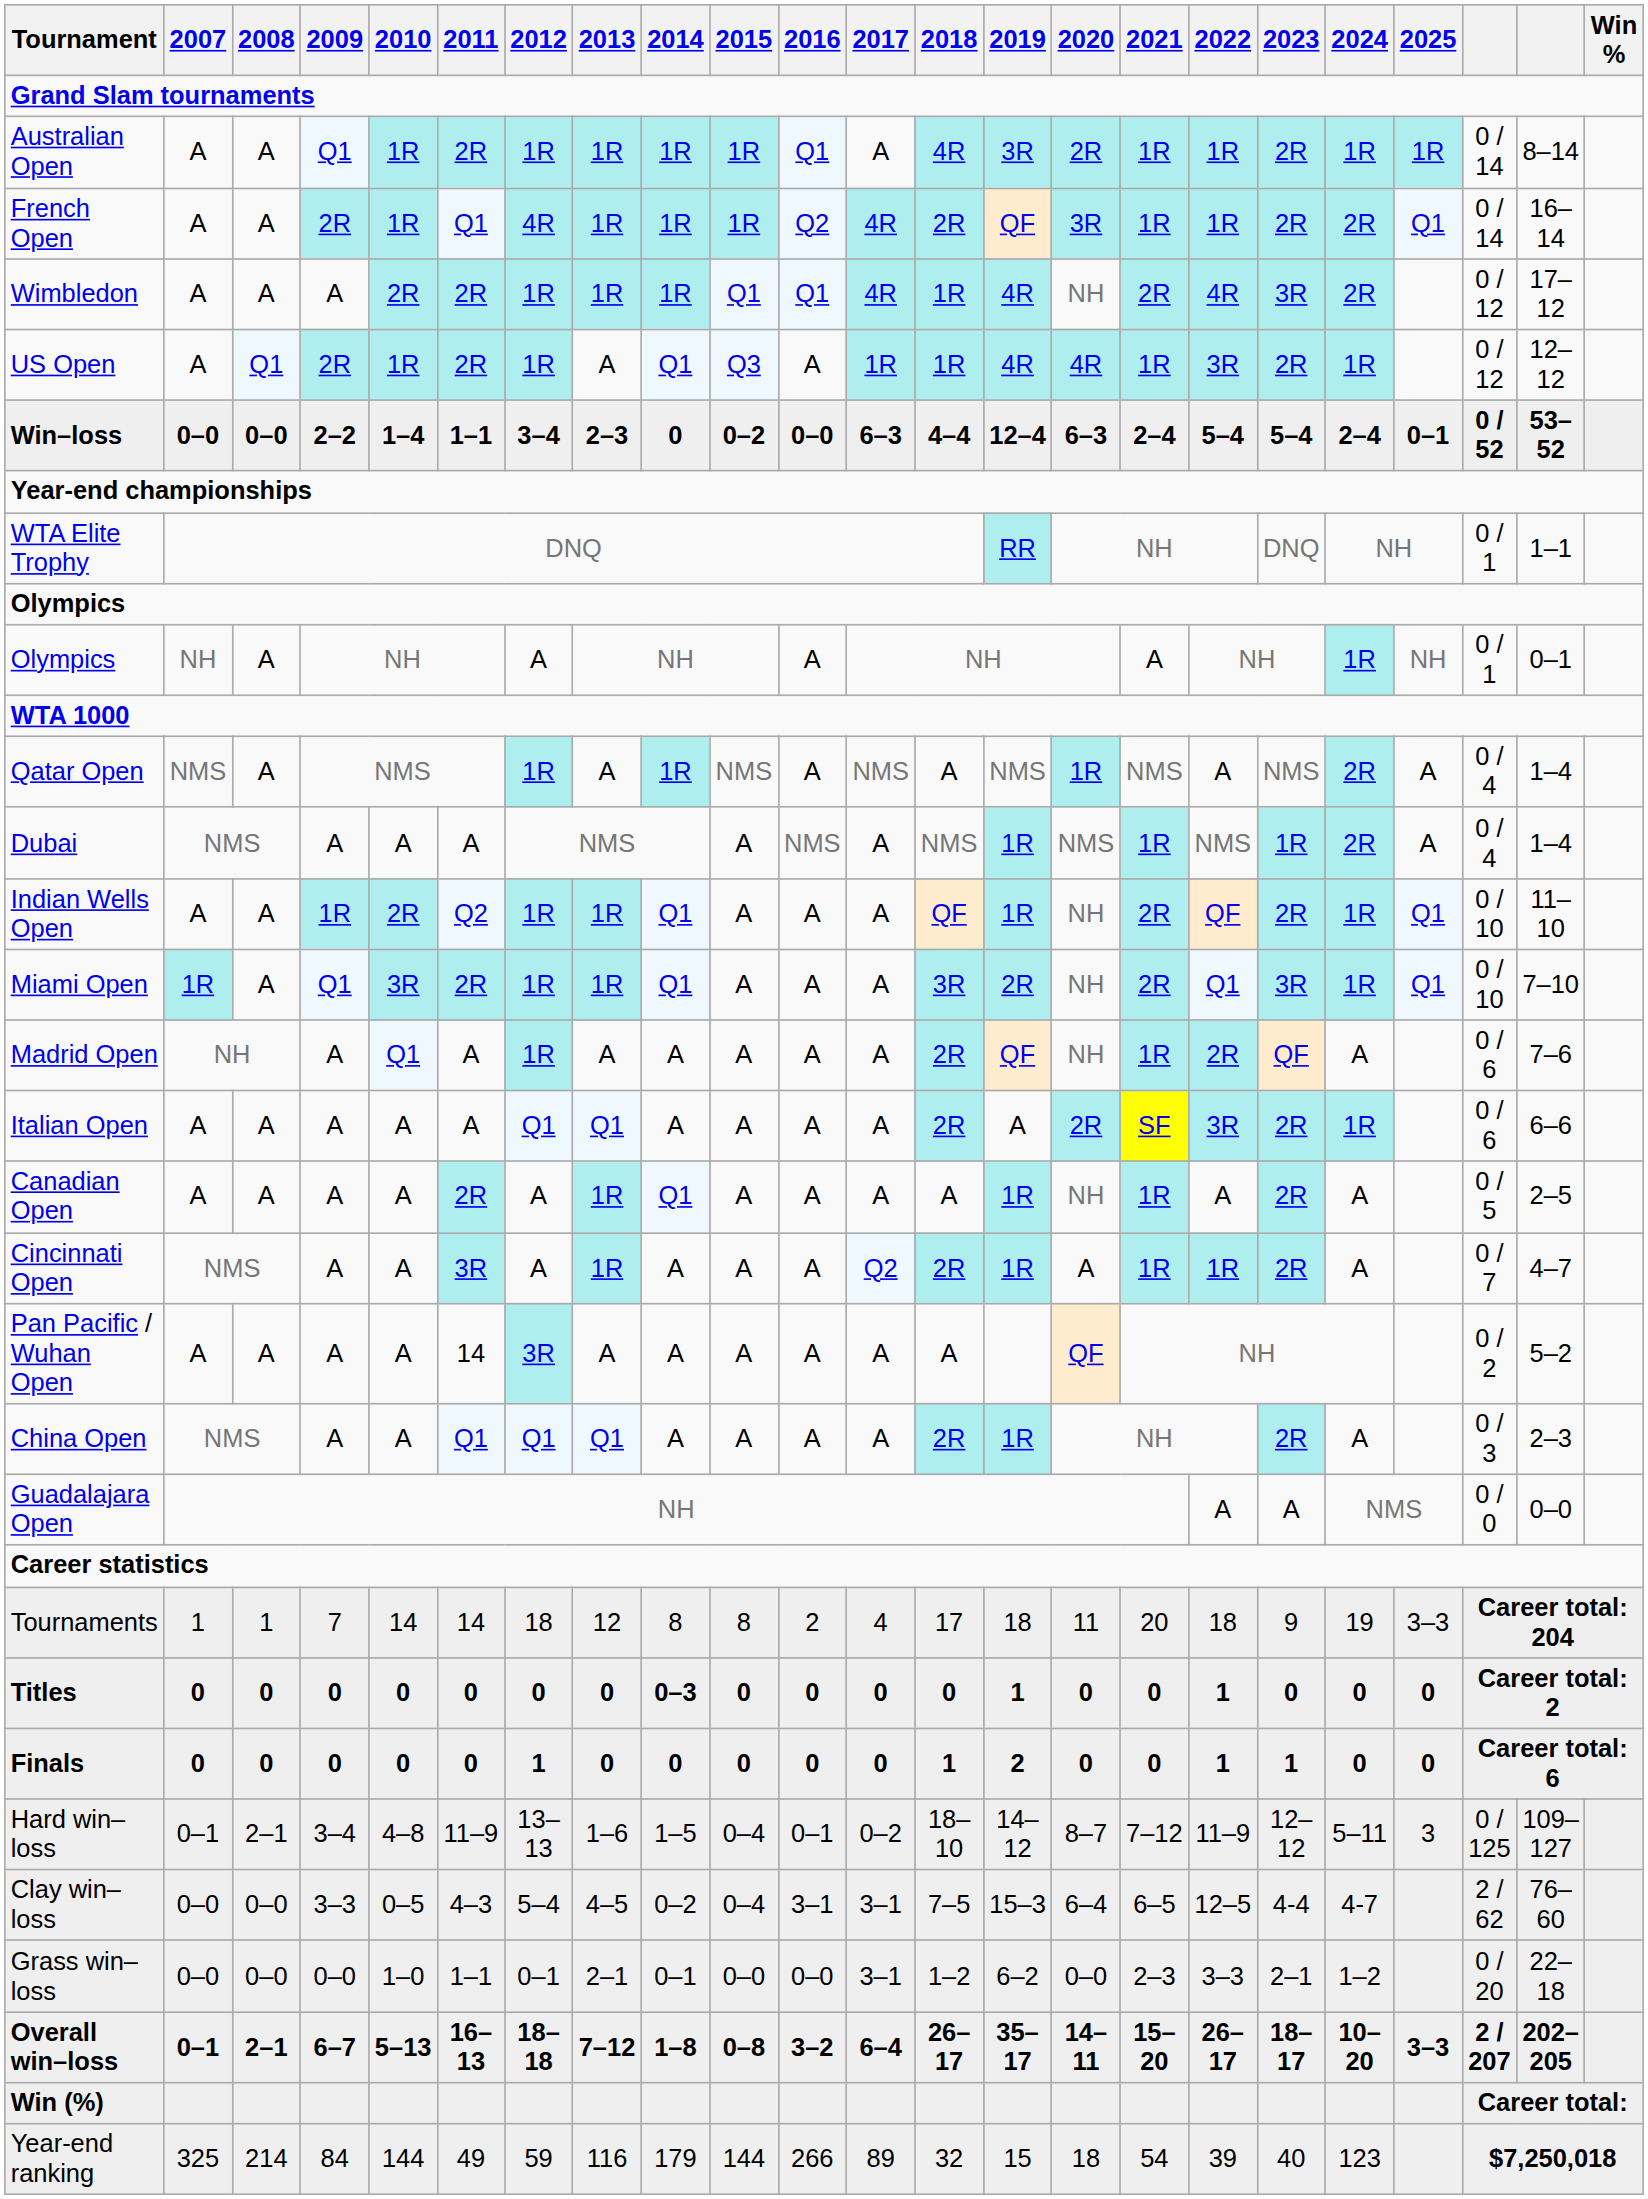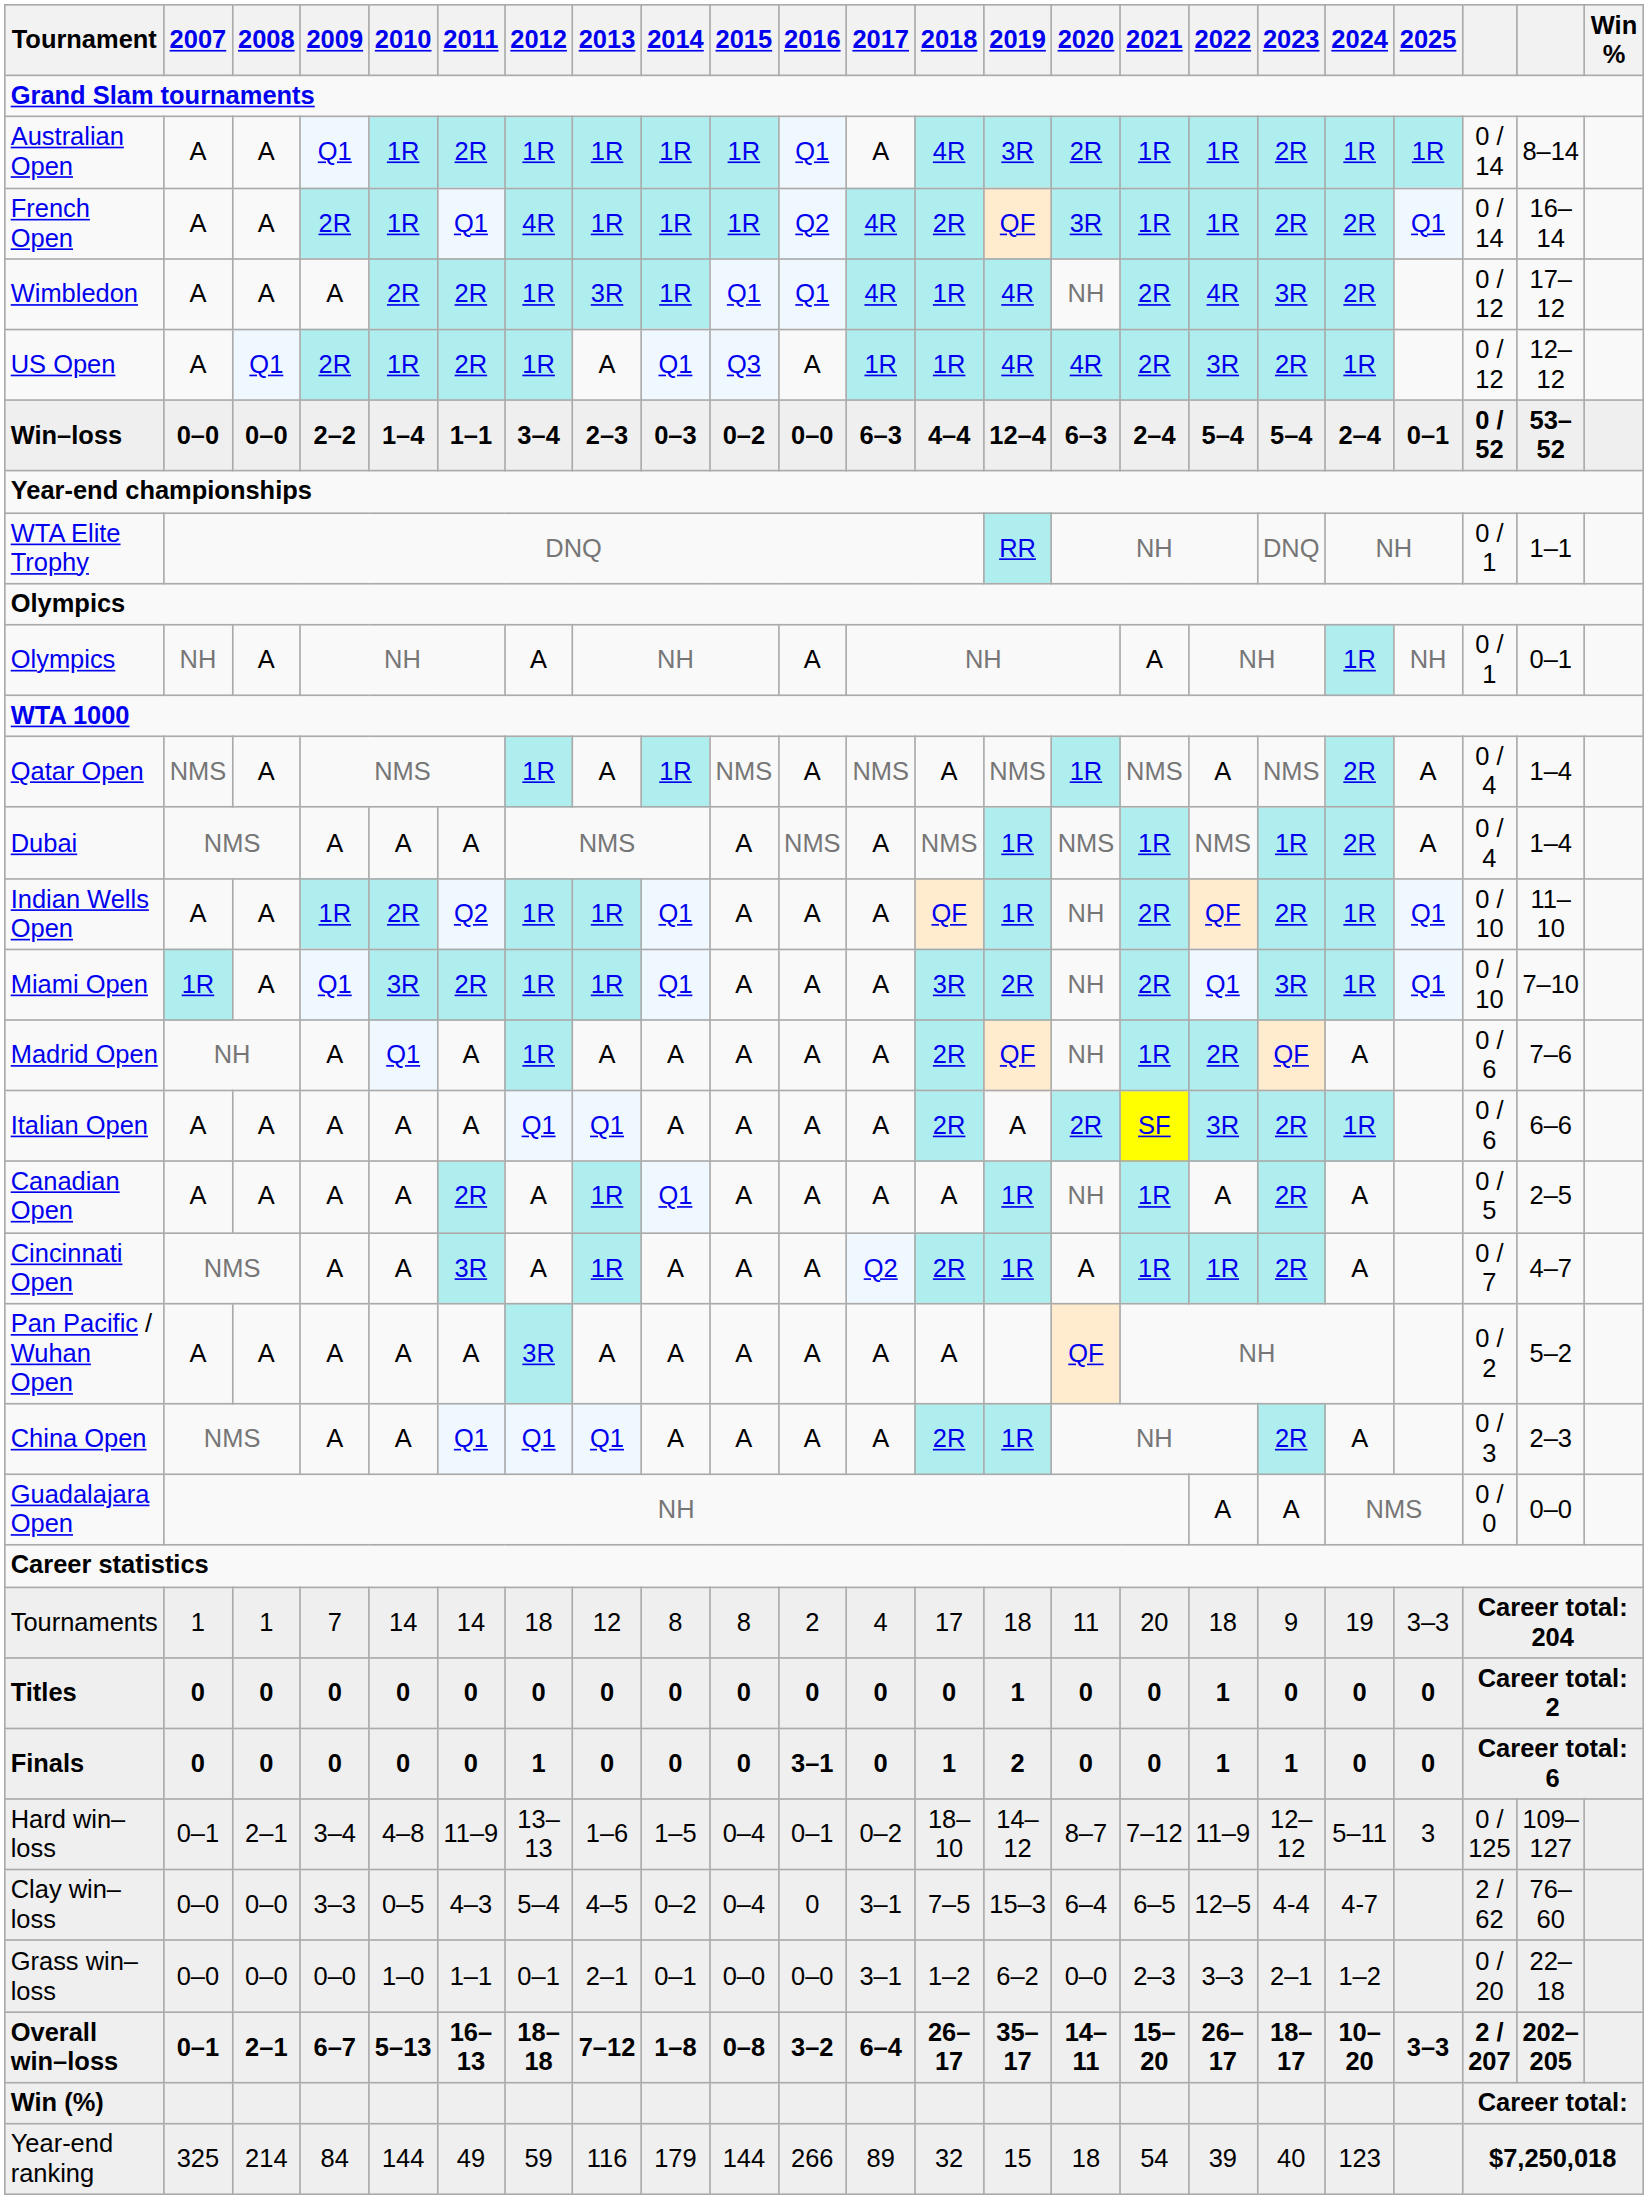(607, 293) 1R -> (607, 293) 3R
(1154, 364) 1R -> (1154, 364) 2R
(675, 434) 0 -> (675, 434) 0–3
(471, 1352) 14 -> (471, 1352) A
(675, 1692) 0–3 -> (675, 1692) 0
(812, 1762) 0 -> (812, 1762) 3–1
(812, 1904) 3–1 -> (812, 1904) 0
